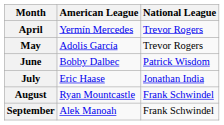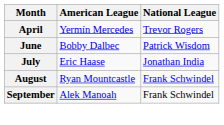- row: (31, 45)
